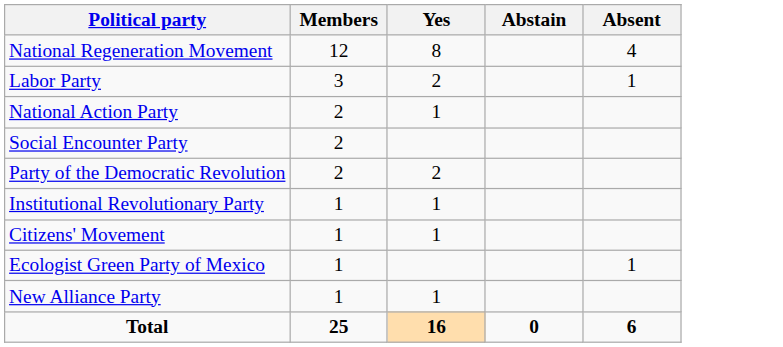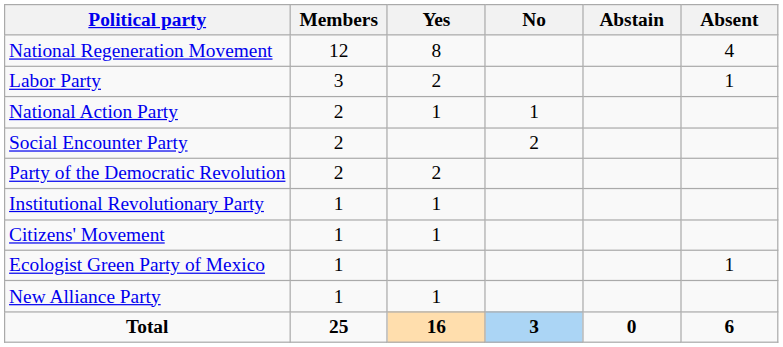+ column: (534, 19)
